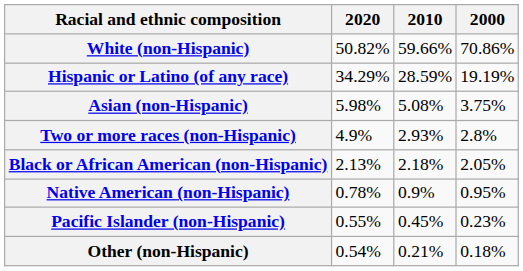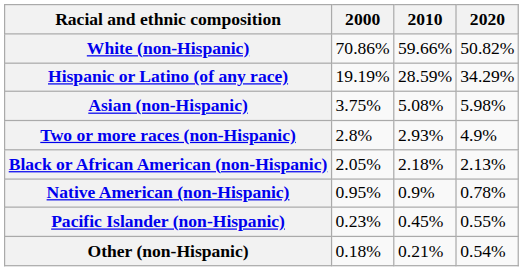columns swapped: (487, 19) <-> (363, 19)
